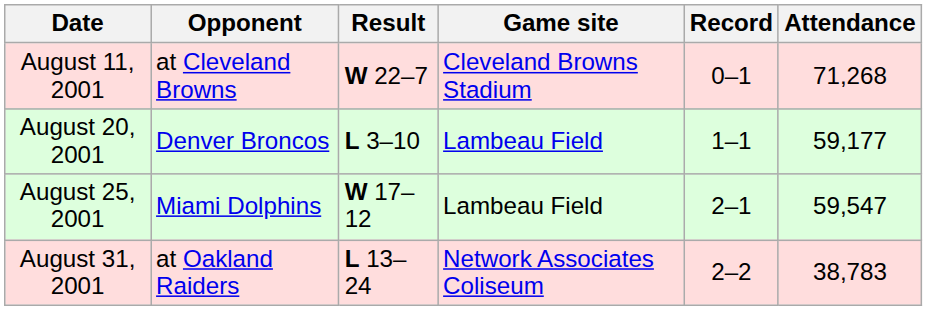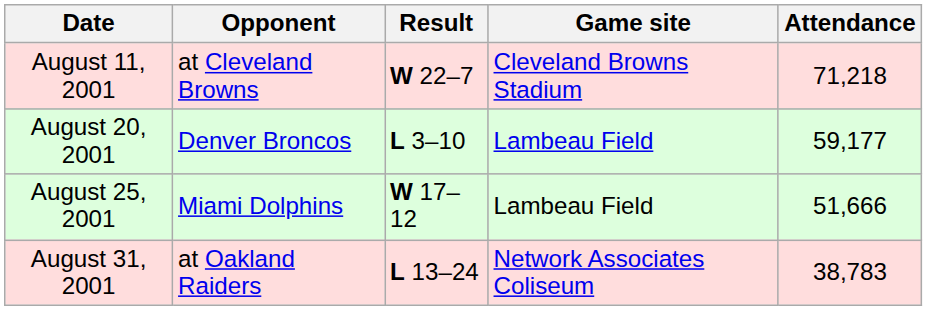- column: (731, 23)
(850, 75) 71,268 -> (850, 75) 71,218
(850, 206) 59,547 -> (850, 206) 51,666
